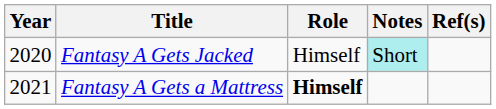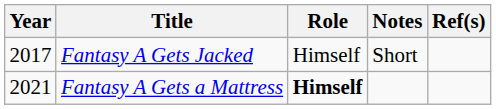(30, 54) 2020 -> (30, 54) 2017
(395, 54) paleturquoise background -> (395, 54) no background
